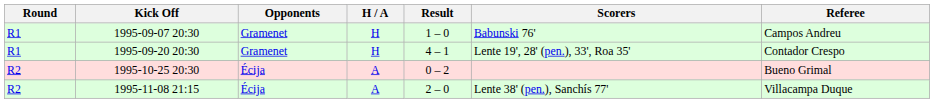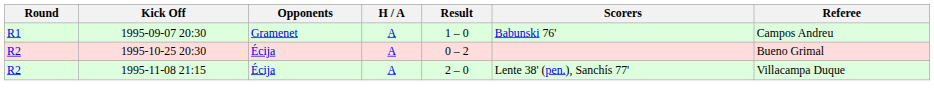(375, 32) H -> (392, 32) A
- row: (157, 51)
